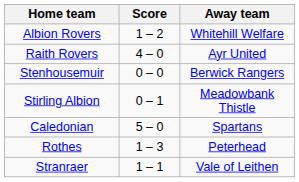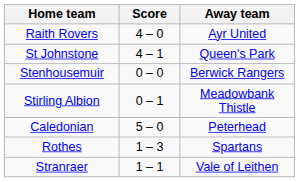- row: (62, 34)
+ row: (62, 53)
(237, 127) Spartans -> (237, 127) Peterhead
(237, 147) Peterhead -> (237, 147) Spartans
